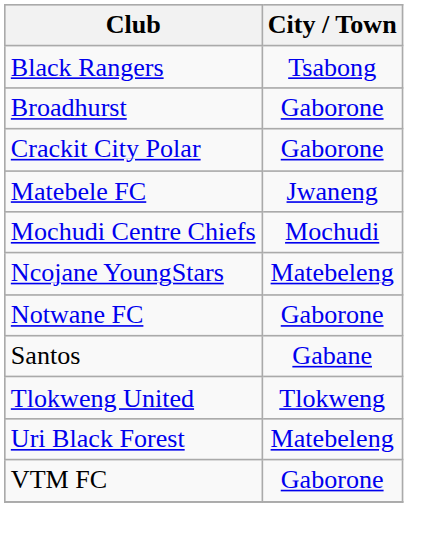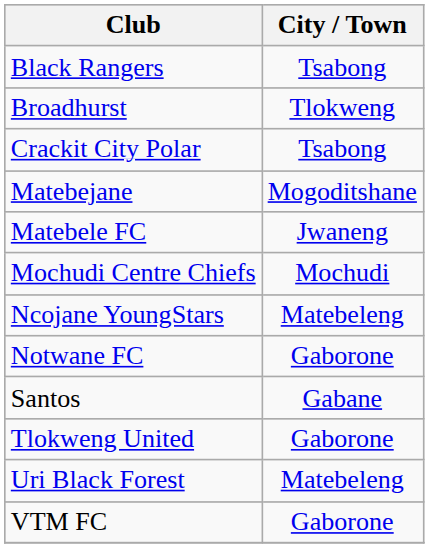(332, 107) Gaborone -> (342, 107) Tlokweng
(332, 149) Gaborone -> (342, 149) Tsabong
+ row: (72, 190)
(332, 397) Tlokweng -> (342, 438) Gaborone
